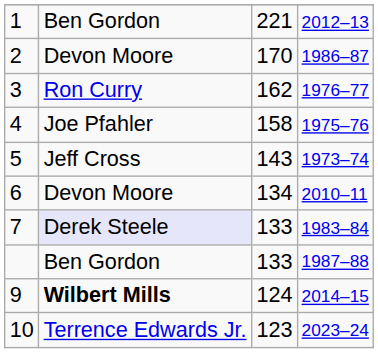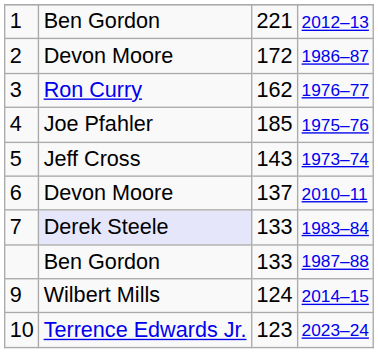(274, 55) 170 -> (274, 55) 172
(274, 124) 158 -> (274, 124) 185
(274, 192) 134 -> (274, 192) 137
(107, 295) bold -> (102, 295) normal
